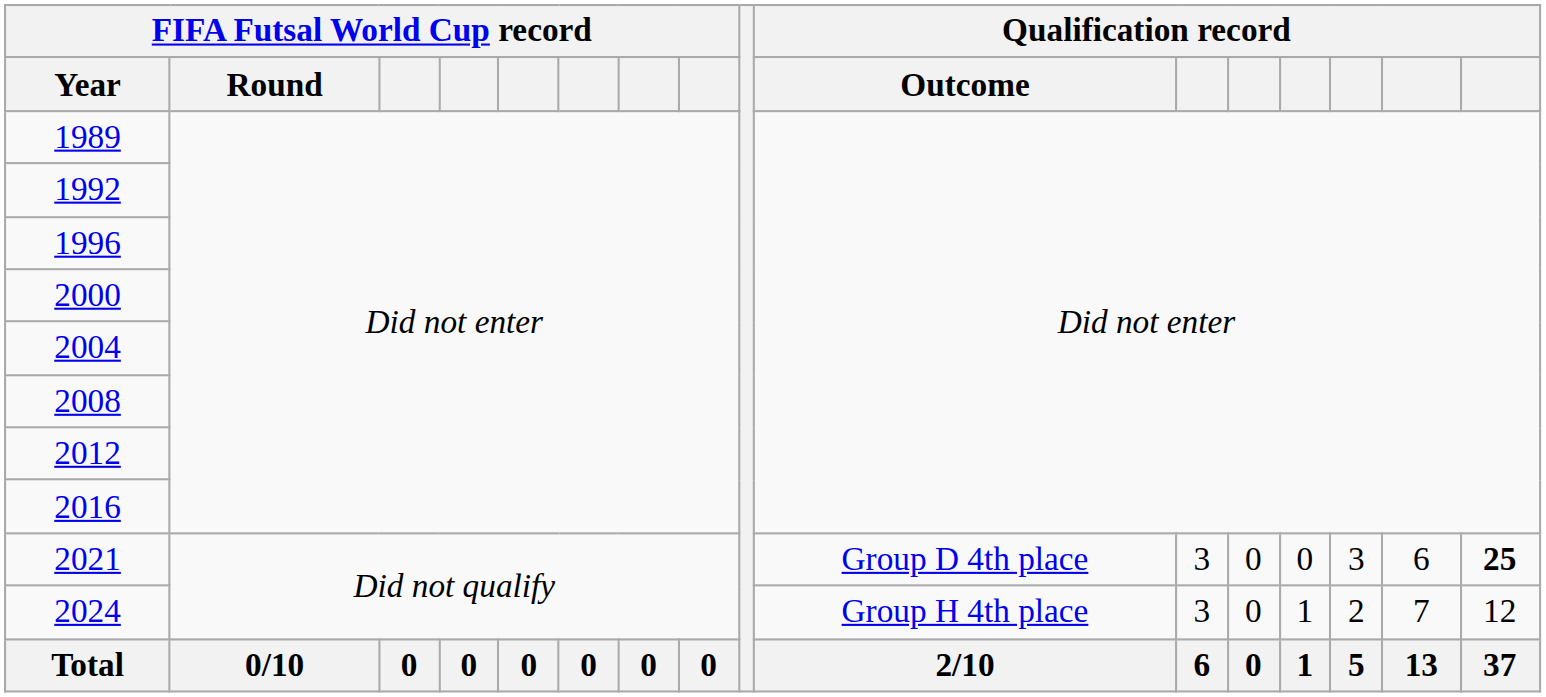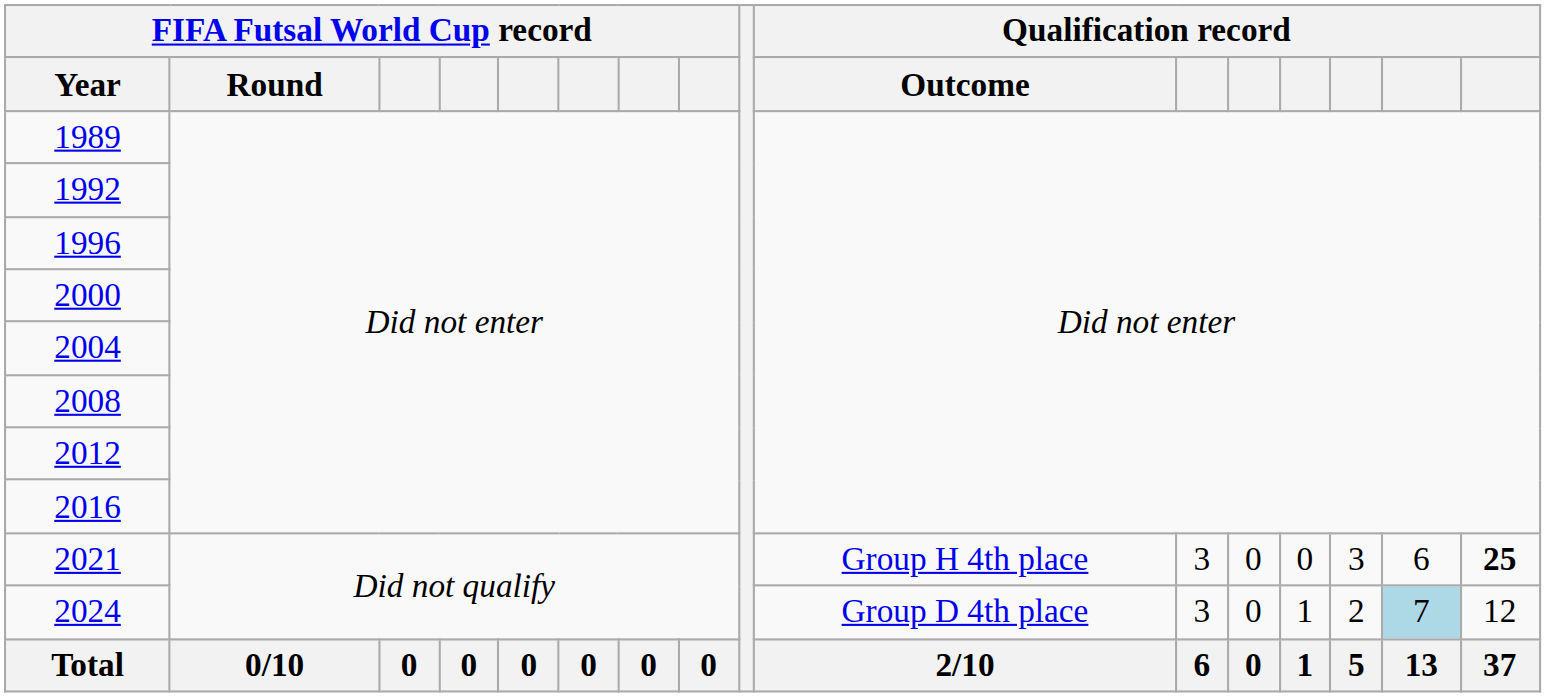(965, 558) Group D 4th place -> (965, 558) Group H 4th place
(965, 611) Group H 4th place -> (965, 611) Group D 4th place
(1421, 611) no background -> (1421, 611) lightblue background
